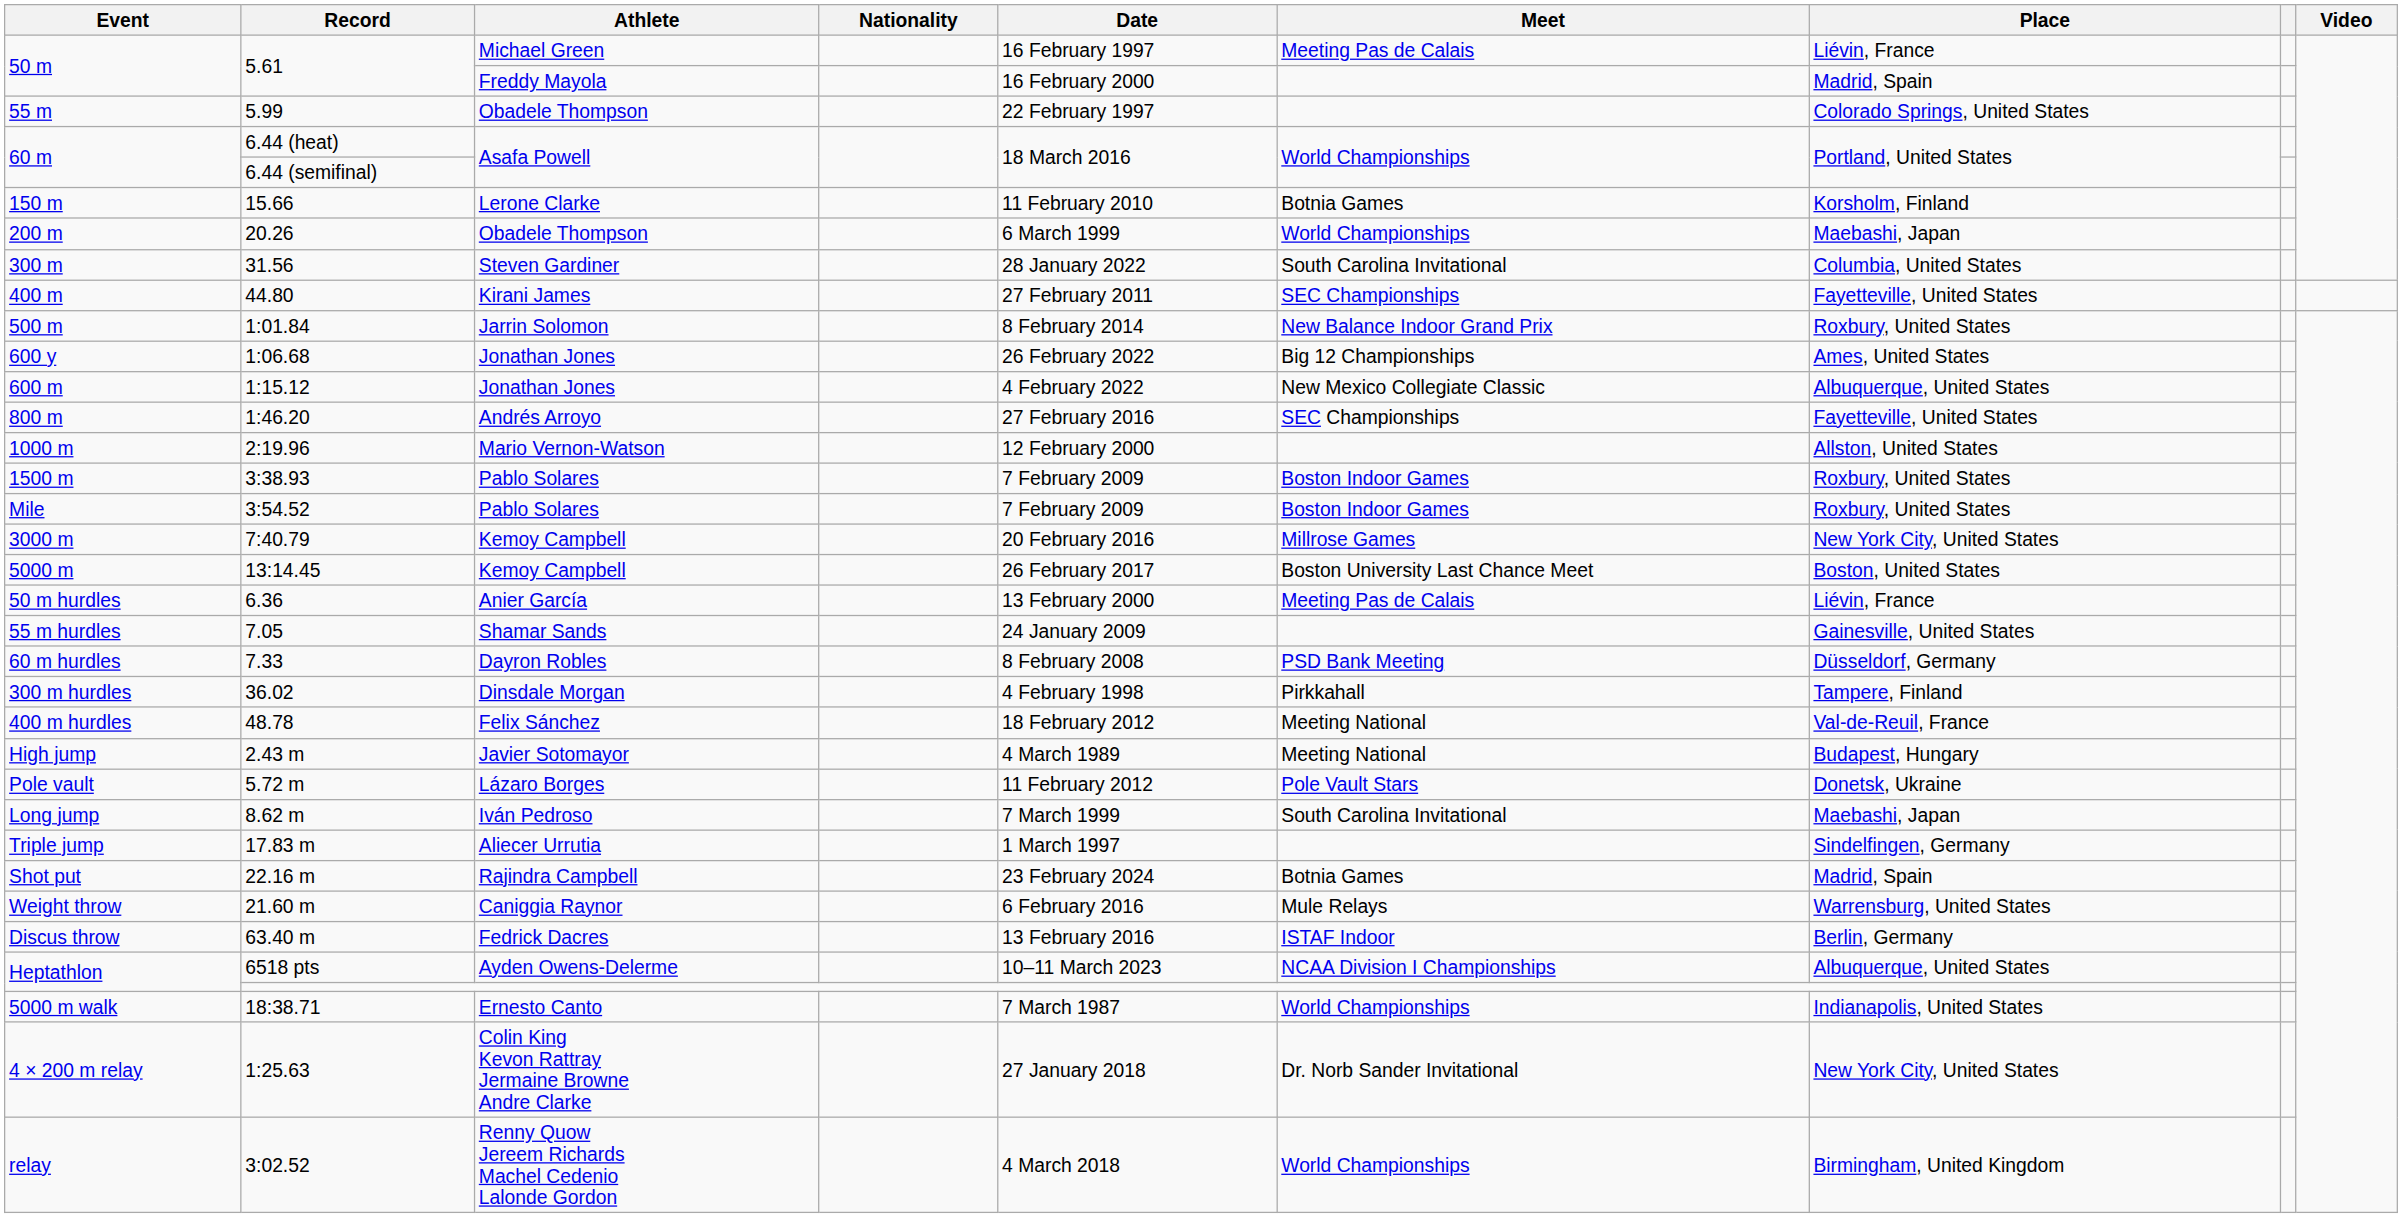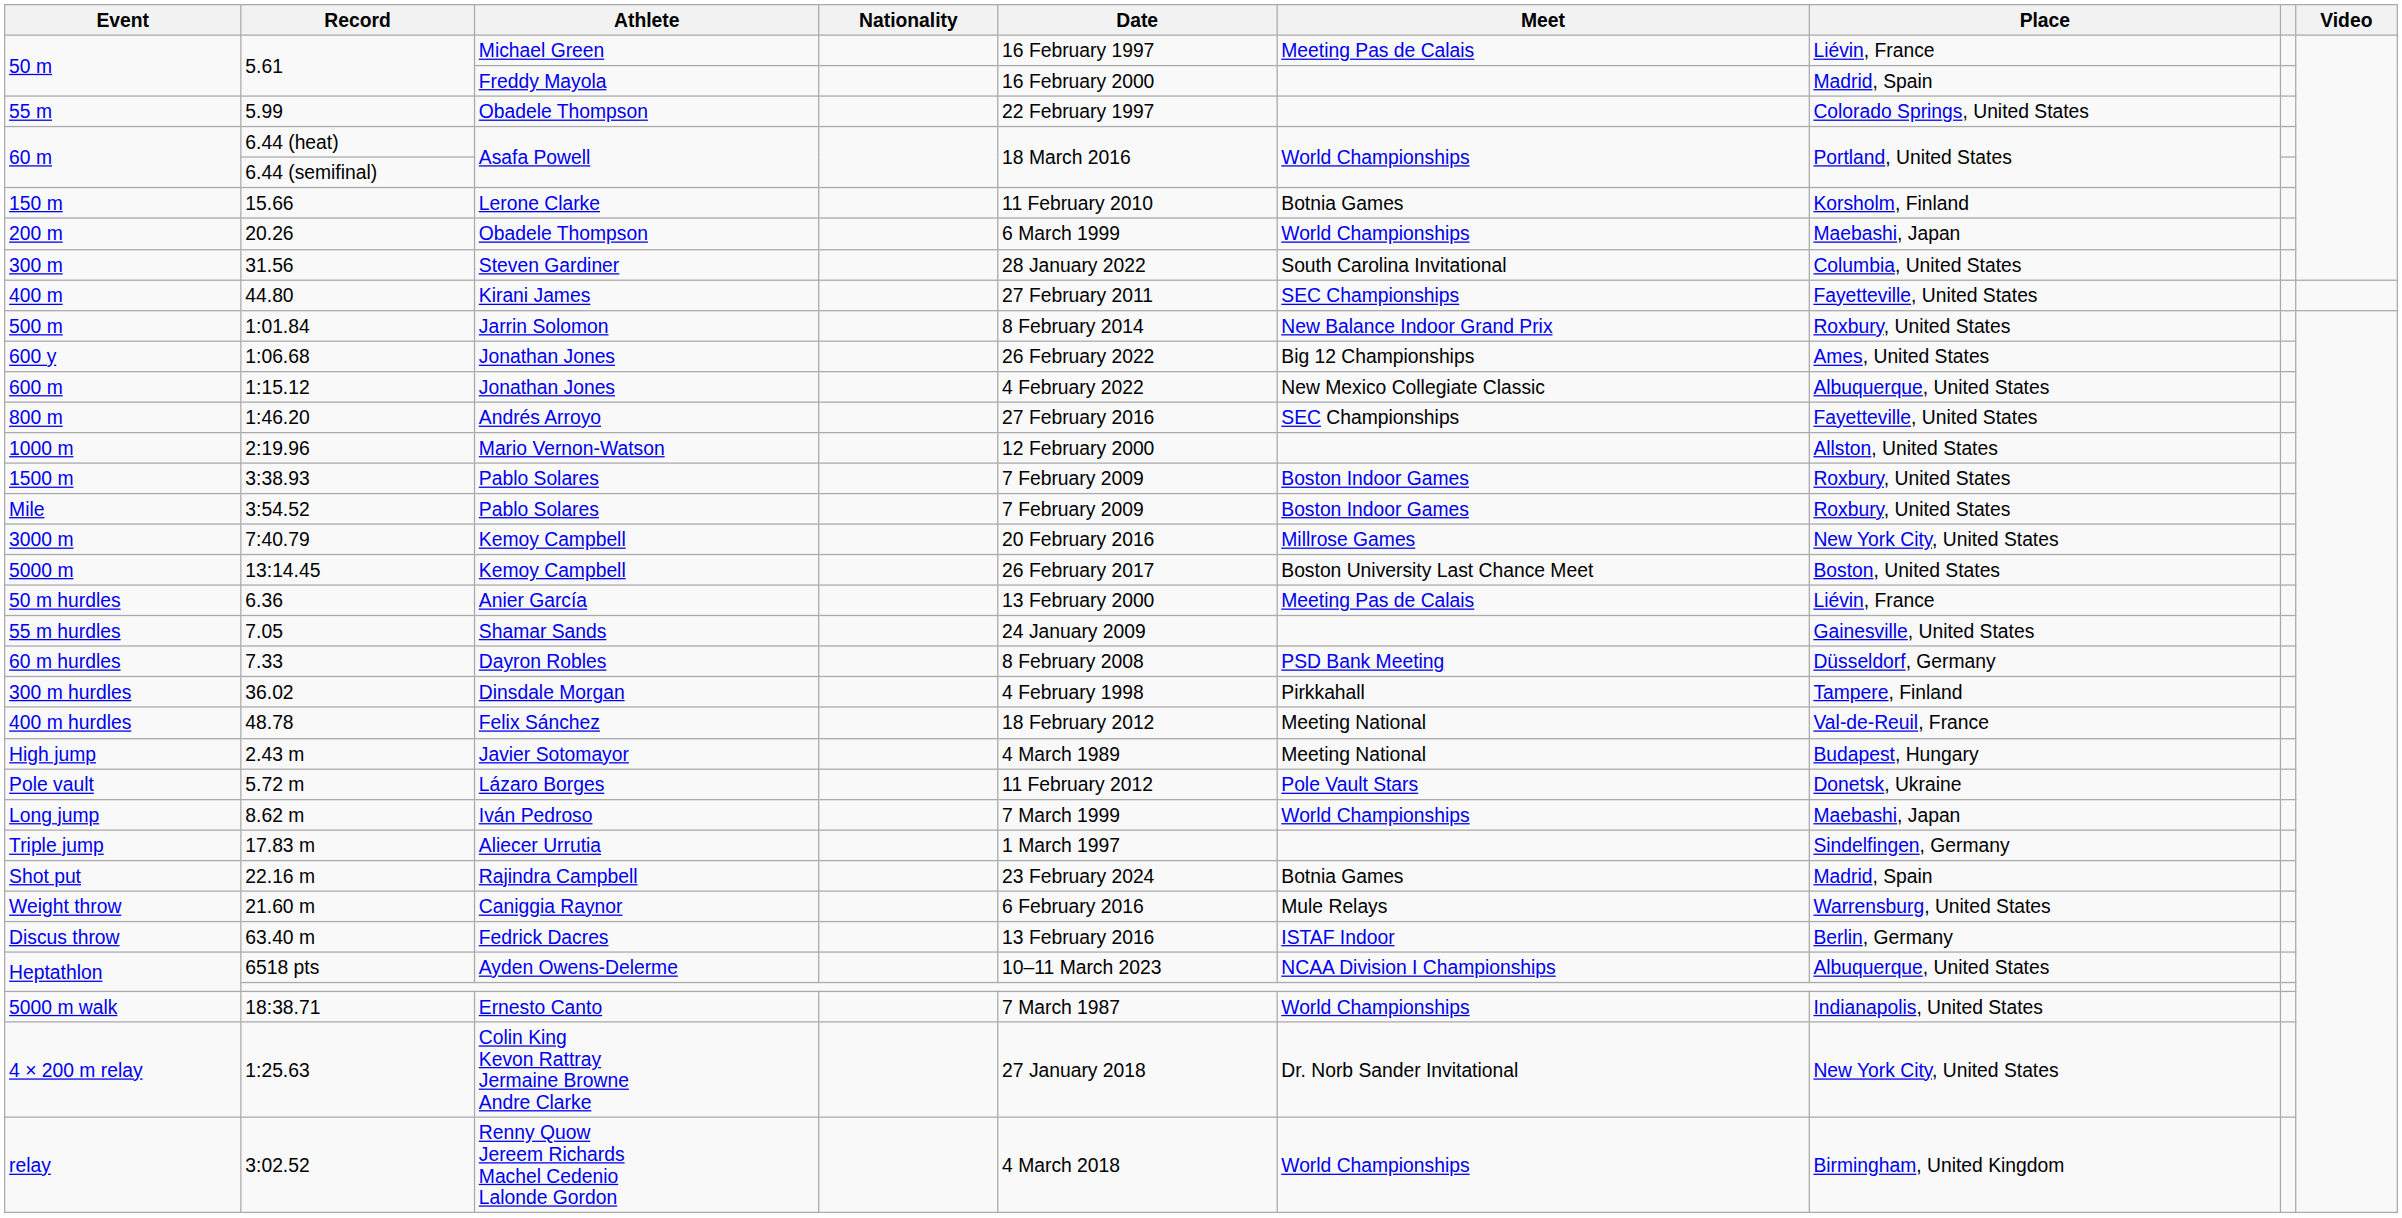(1394, 815) South Carolina Invitational -> (1375, 815) World Championships
